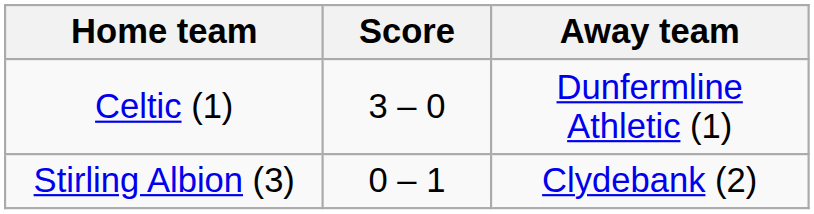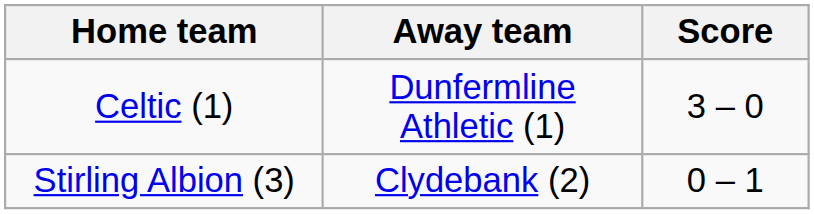columns swapped: (407, 31) <-> (650, 31)
